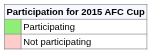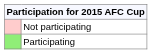rows swapped: (49, 27) <-> (57, 42)
